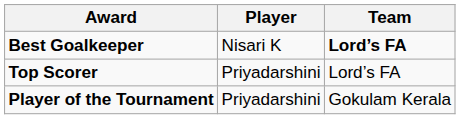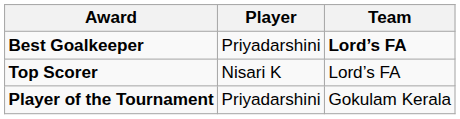(251, 45) Nisari K -> (271, 45) Priyadarshini
(271, 72) Priyadarshini -> (251, 72) Nisari K
